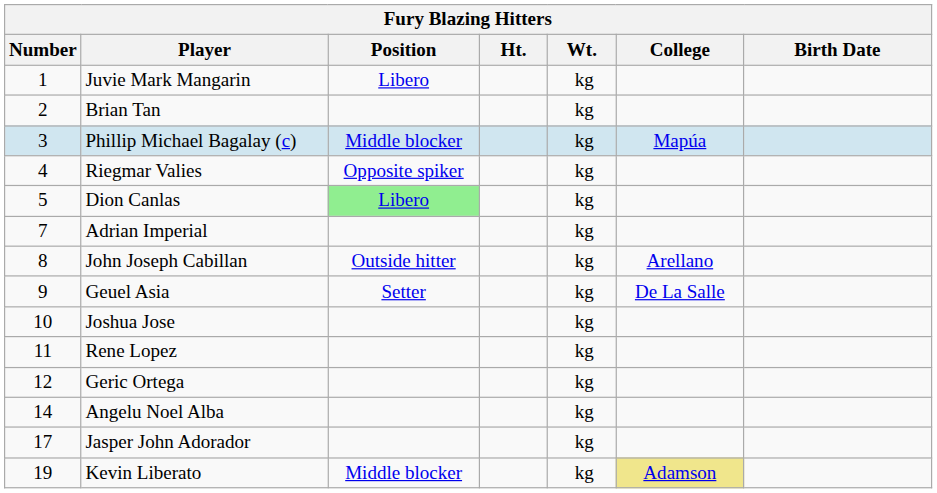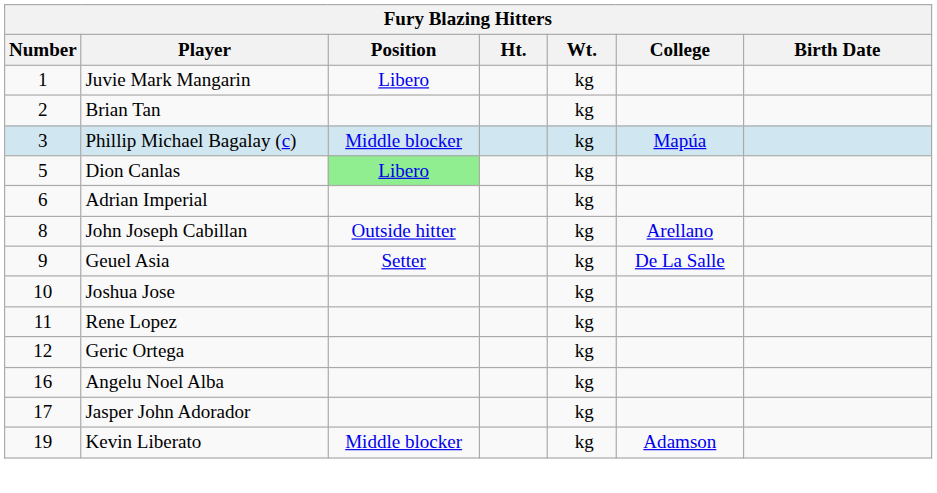- row: (144, 170)
(43, 230) 7 -> (43, 200) 6
(43, 412) 14 -> (43, 381) 16
(680, 472) khaki background -> (680, 442) no background
